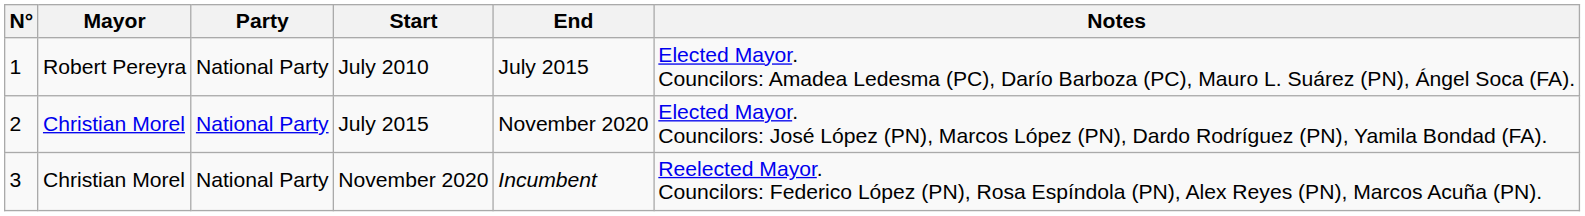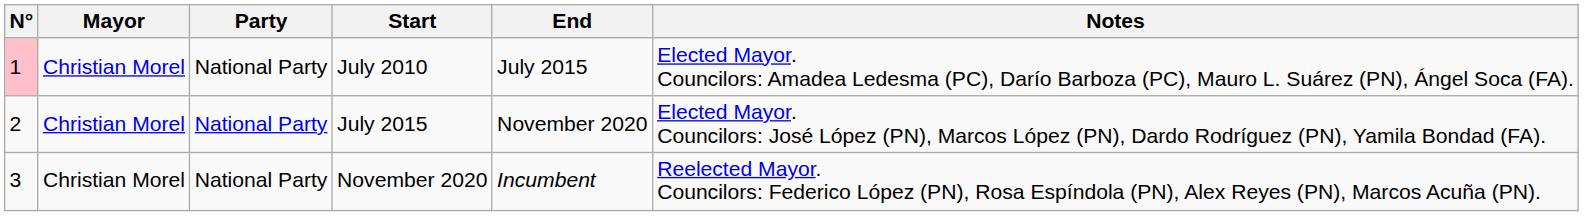(15, 66) no background -> (15, 66) pink background
(115, 66) Robert Pereyra -> (114, 66) Christian Morel
